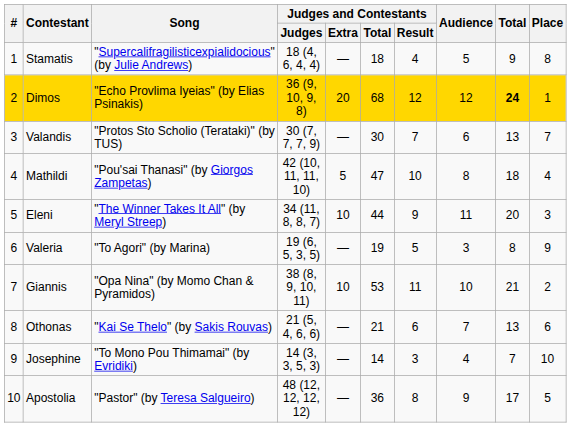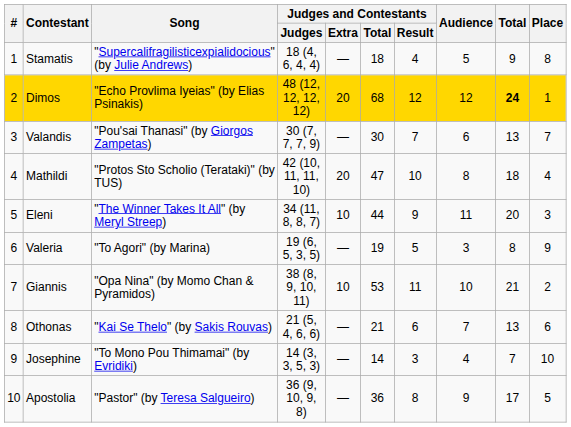(301, 98) 36 (9, 10, 9, 8) -> (301, 98) 48 (12, 12, 12, 12)
(185, 137) "Protos Sto Scholio (Terataki)" (by TUS) -> (174, 137) "Pou'sai Thanasi" (by Giorgos Zampetas)
(174, 176) "Pou'sai Thanasi" (by Giorgos Zampetas) -> (185, 176) "Protos Sto Scholio (Terataki)" (by TUS)
(343, 176) 5 -> (343, 176) 20
(301, 398) 48 (12, 12, 12, 12) -> (301, 398) 36 (9, 10, 9, 8)
